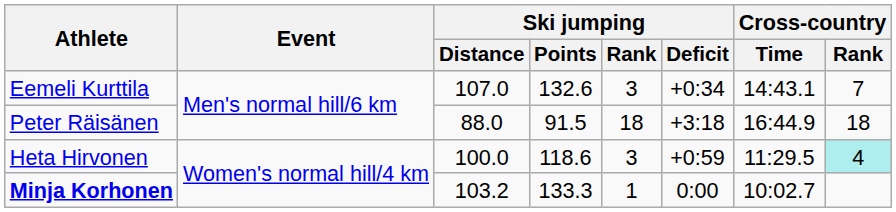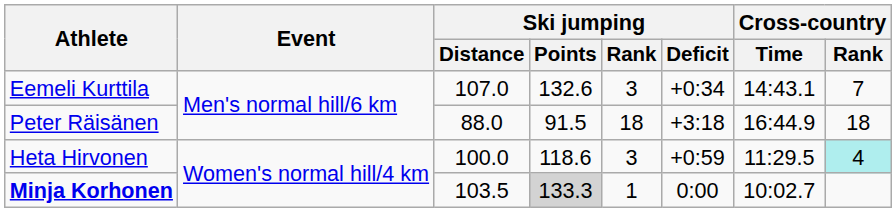(482, 191) 103.2 -> (482, 191) 103.5
(565, 191) no background -> (565, 191) lightgrey background
